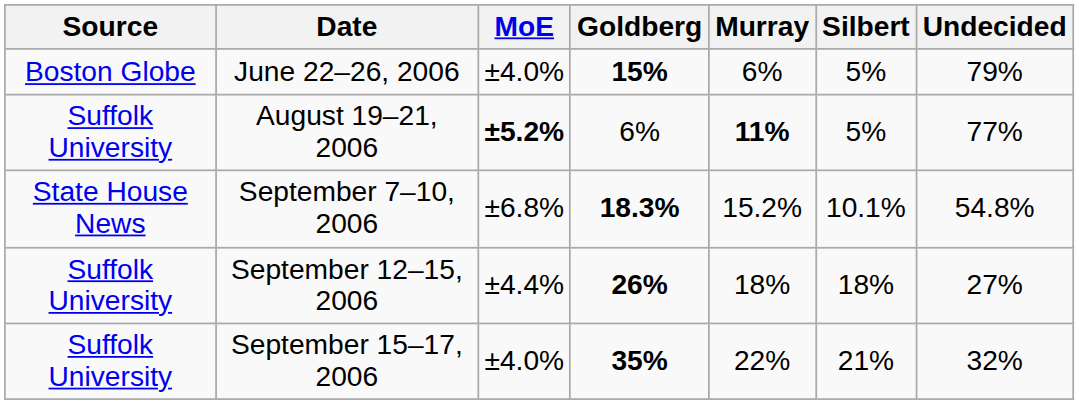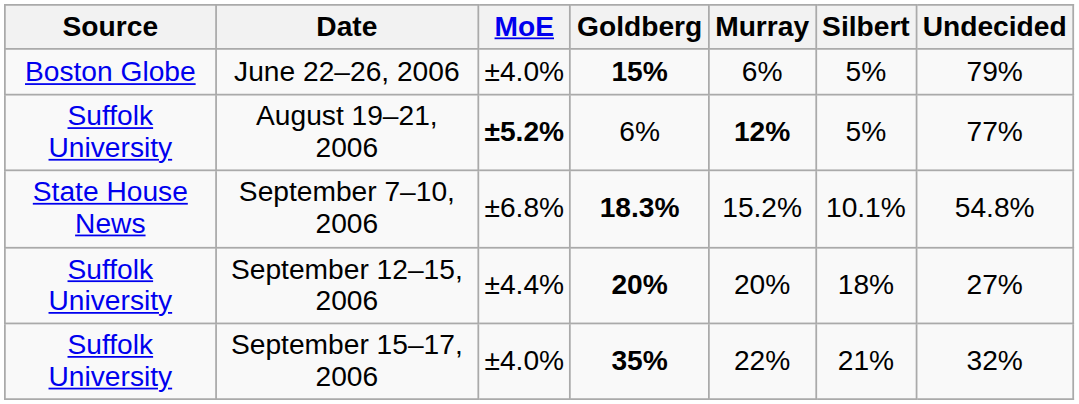(762, 131) 11% -> (762, 131) 12%
(640, 284) 26% -> (640, 284) 20%
(762, 284) 18% -> (762, 284) 20%
